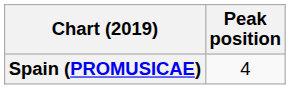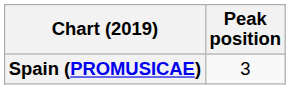(245, 68) 4 -> (245, 68) 3
